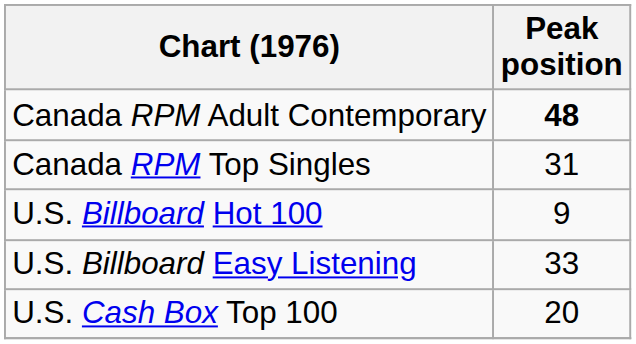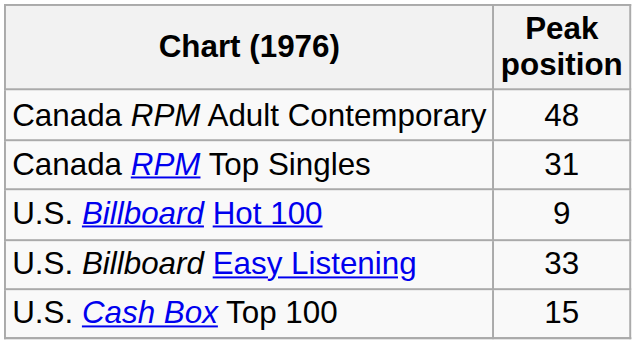(562, 114) bold -> (562, 114) normal
(562, 313) 20 -> (562, 313) 15
